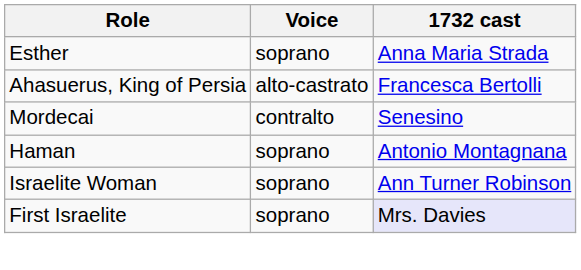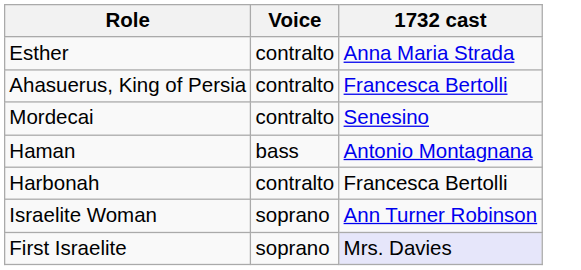(293, 53) soprano -> (295, 53) contralto
(312, 85) alto-castrato -> (295, 85) contralto
(293, 150) soprano -> (277, 150) bass
+ row: (54, 183)
